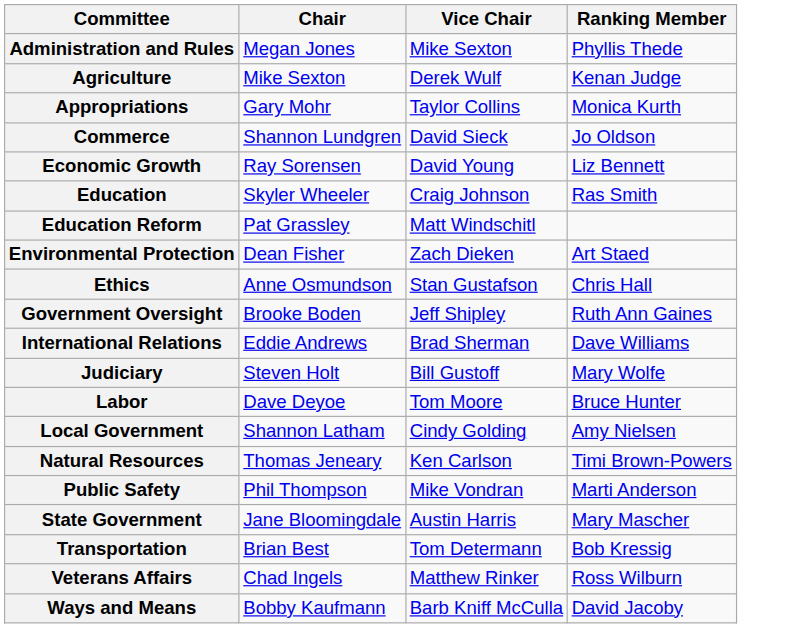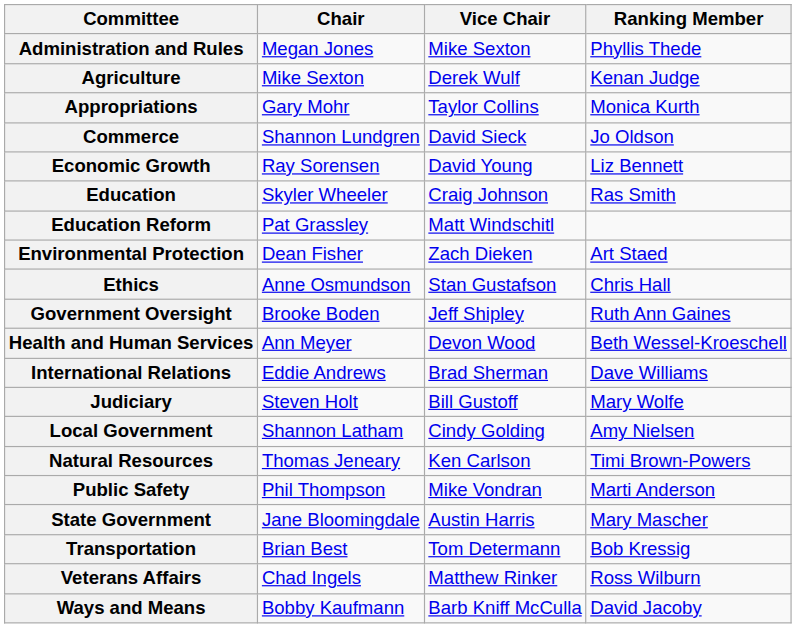+ row: (131, 343)
- row: (122, 401)
